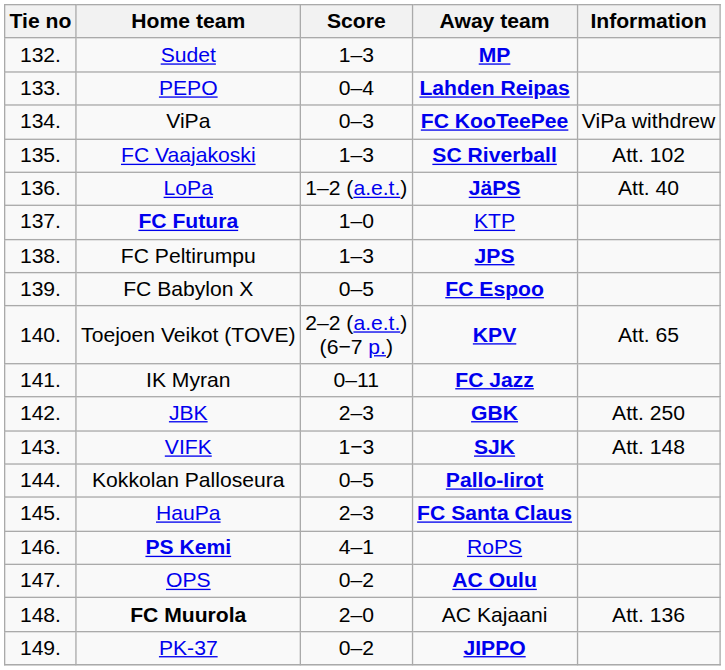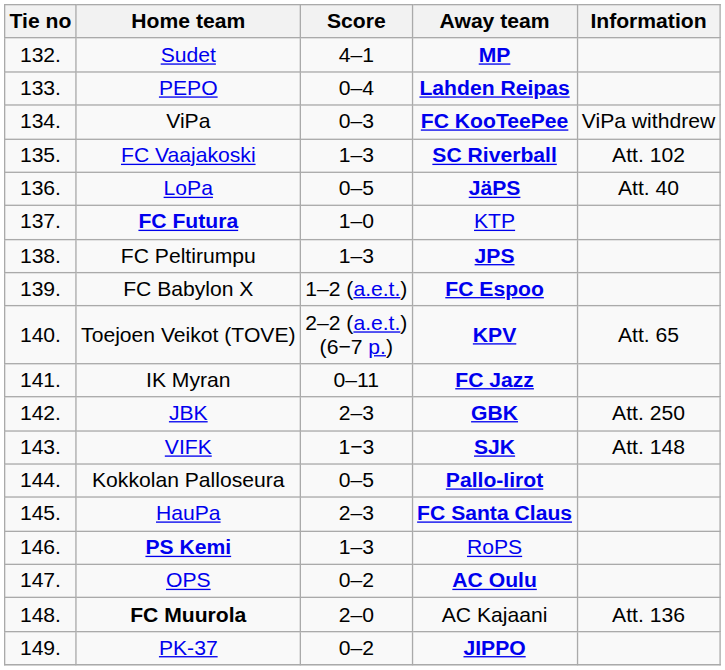(356, 54) 1–3 -> (356, 54) 4–1
(356, 188) 1–2 (a.e.t.) -> (356, 188) 0–5
(356, 289) 0–5 -> (356, 289) 1–2 (a.e.t.)
(356, 547) 4–1 -> (356, 547) 1–3
